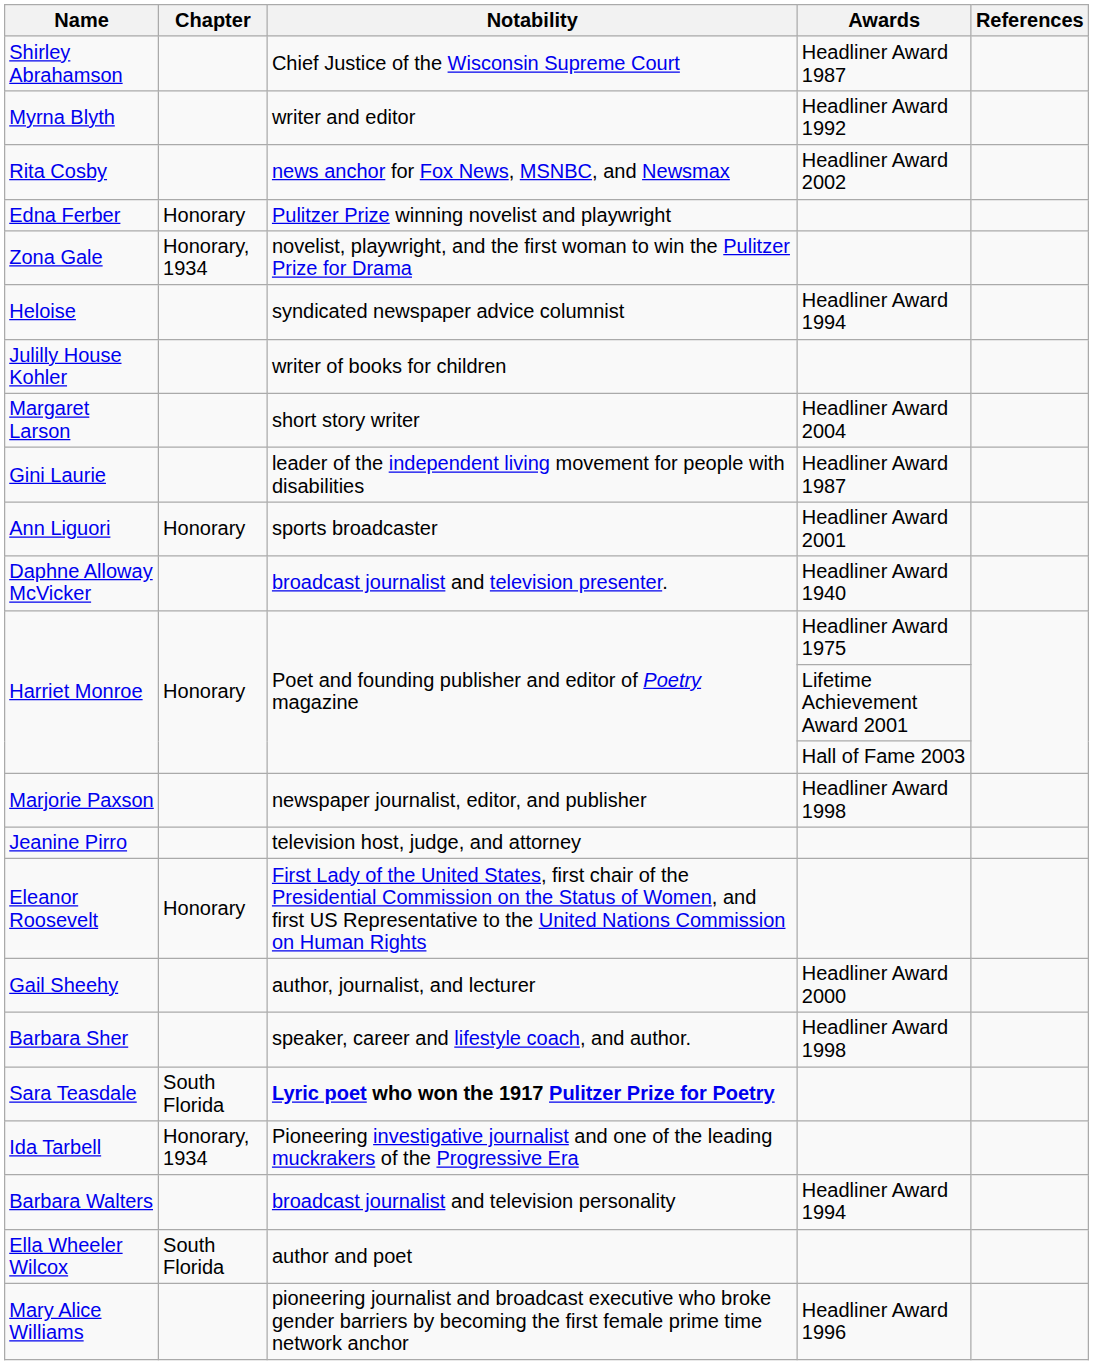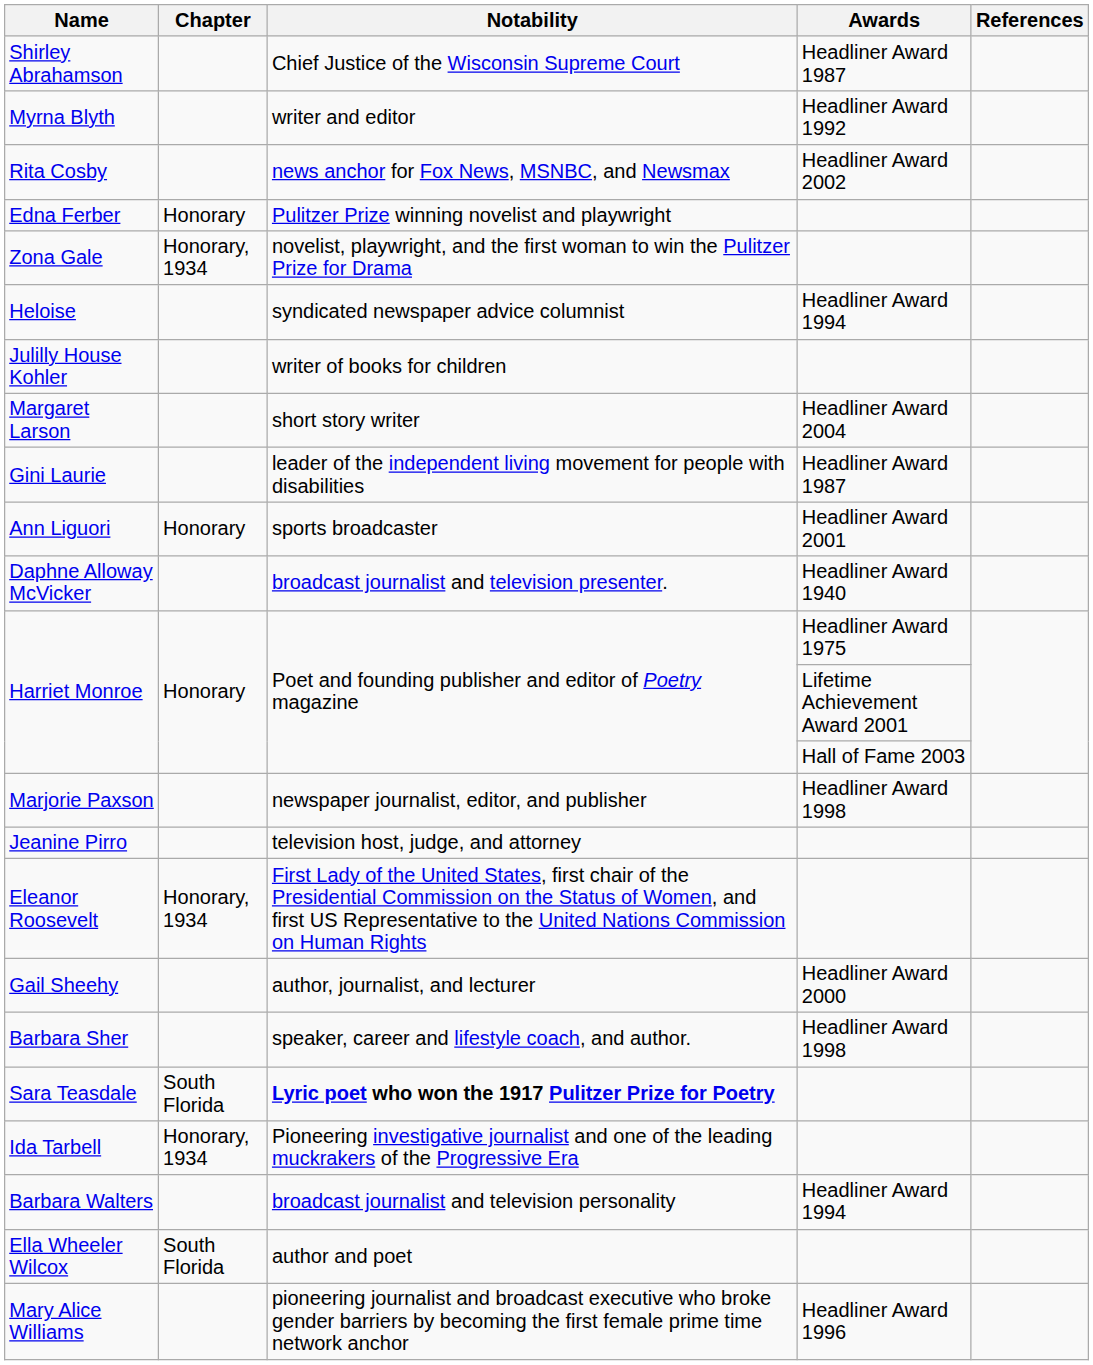(204, 908) Honorary -> (206, 908) Honorary, 1934
